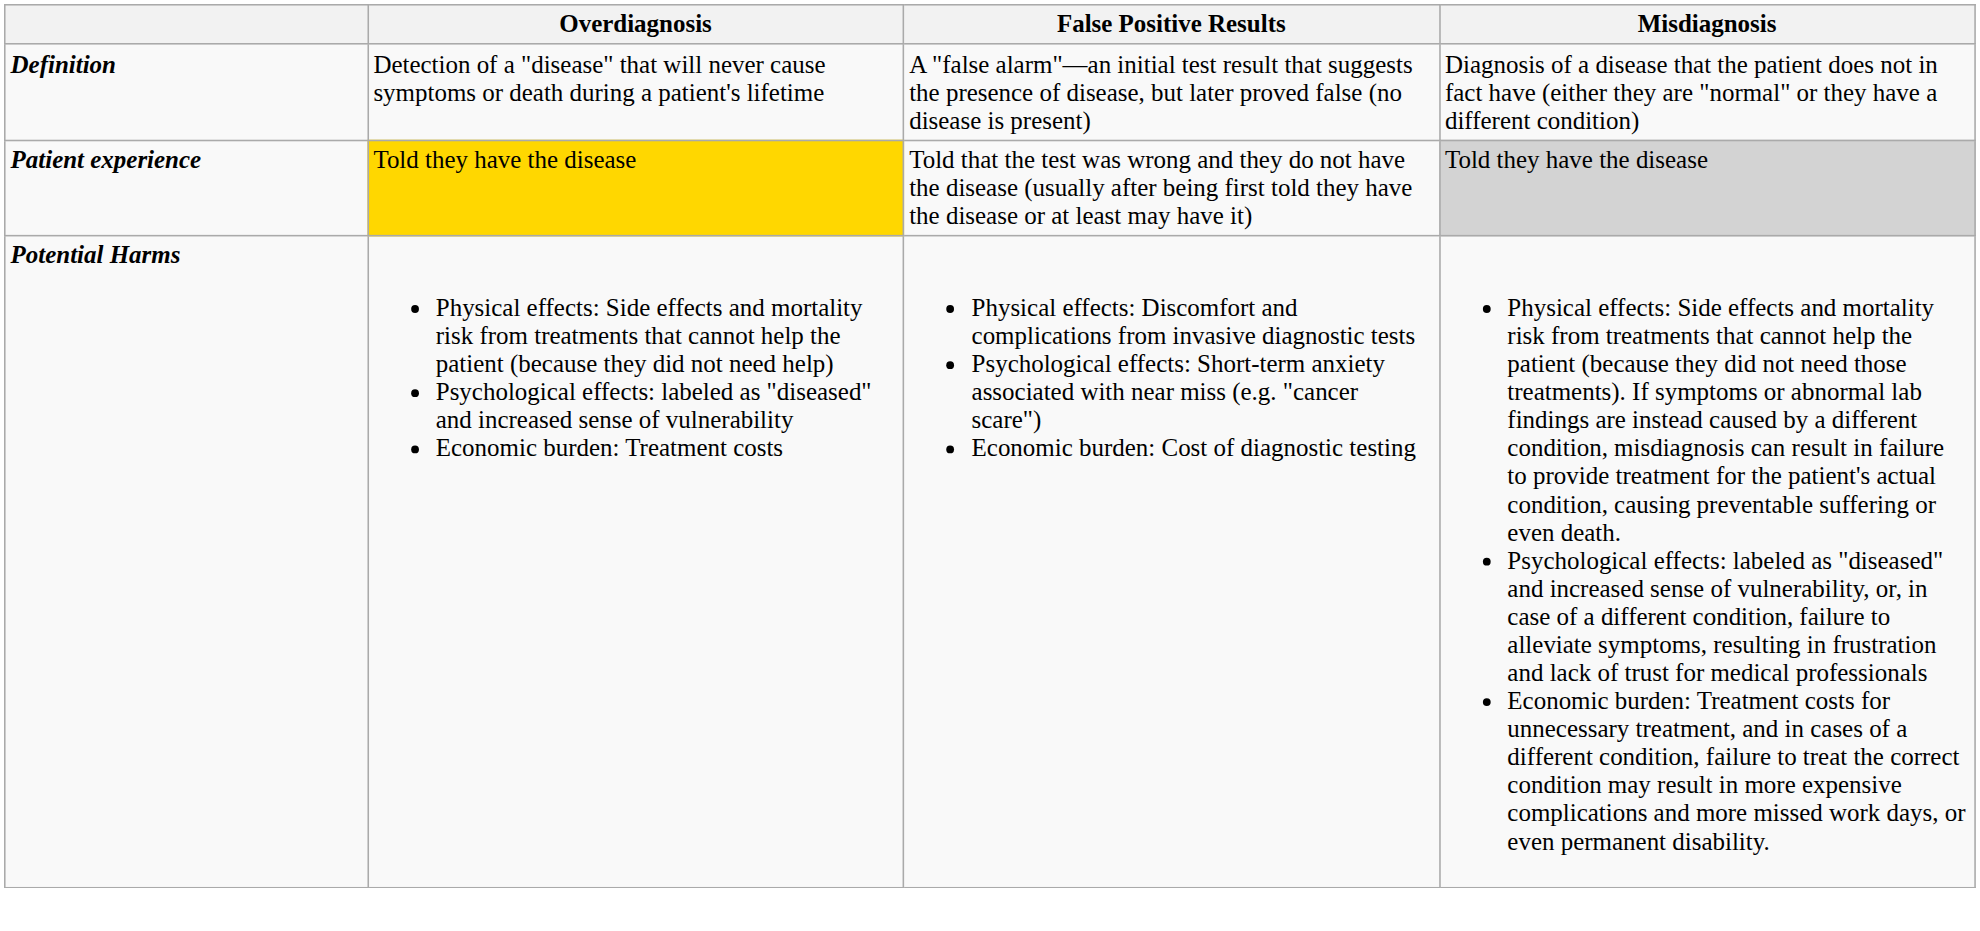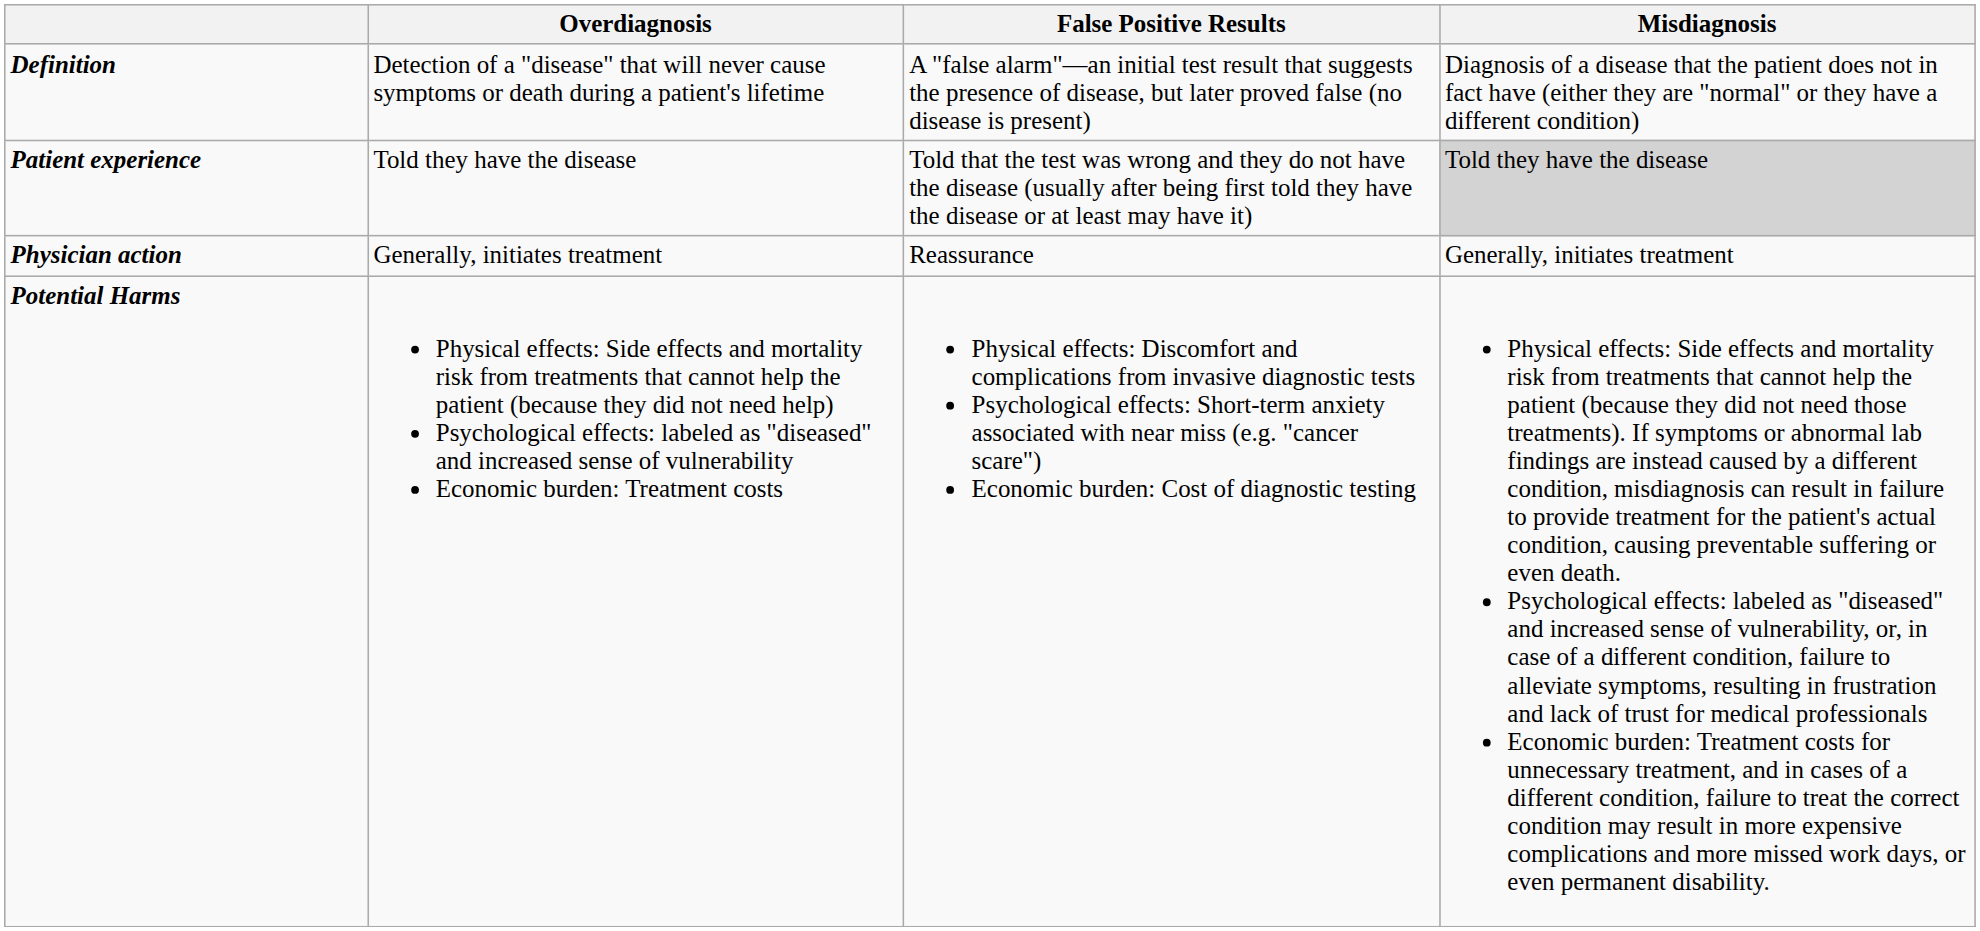(505, 159) gold background -> (505, 159) no background
+ row: (96, 255)
